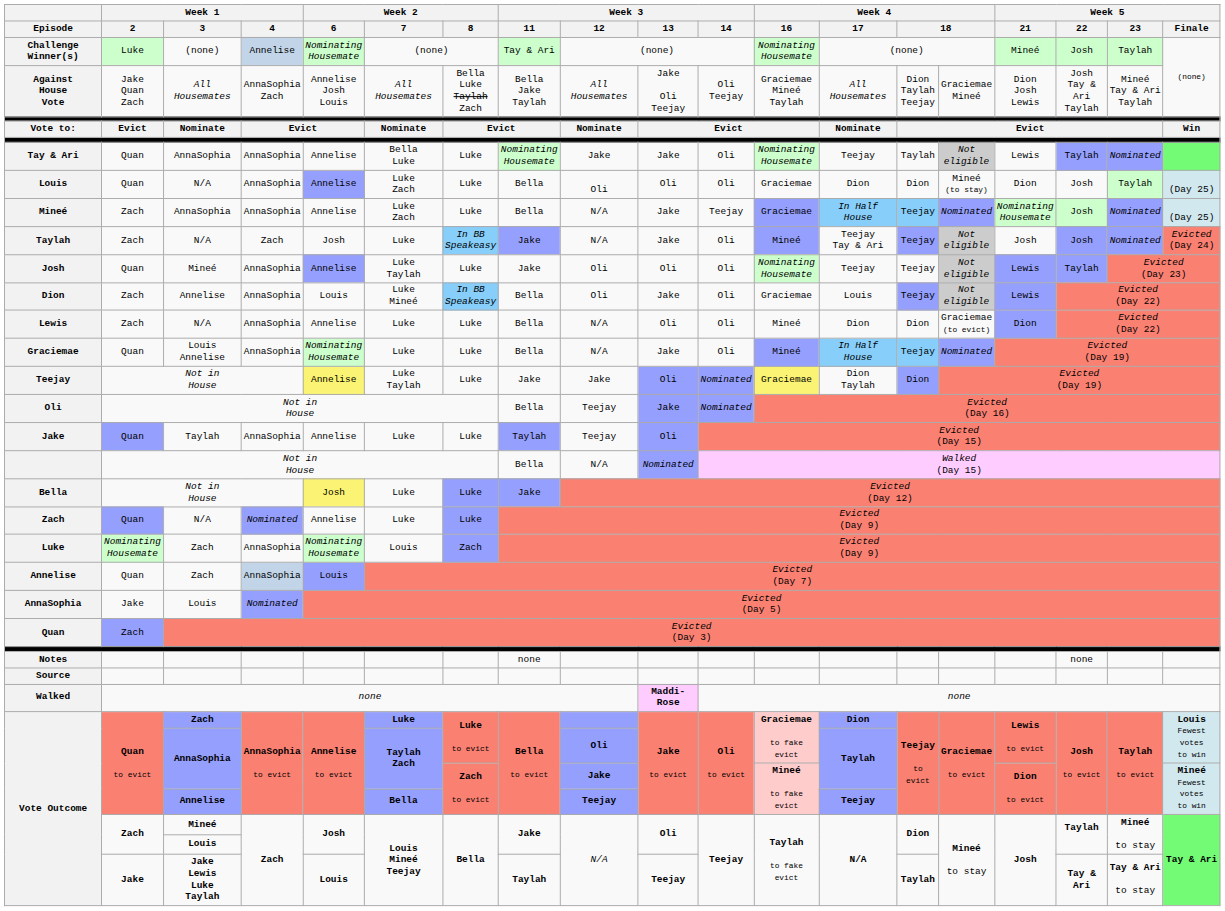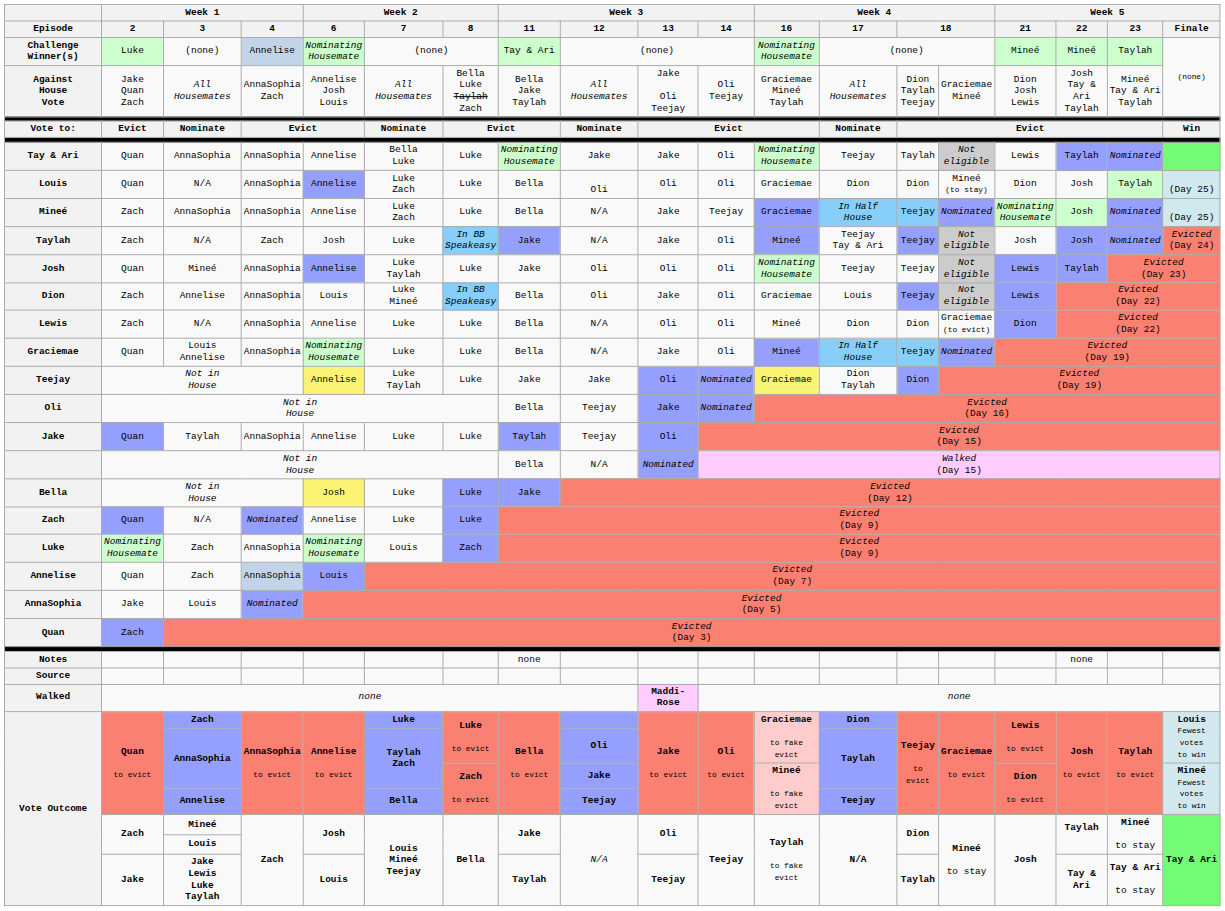(1082, 50) Josh -> (1082, 50) Mineé
